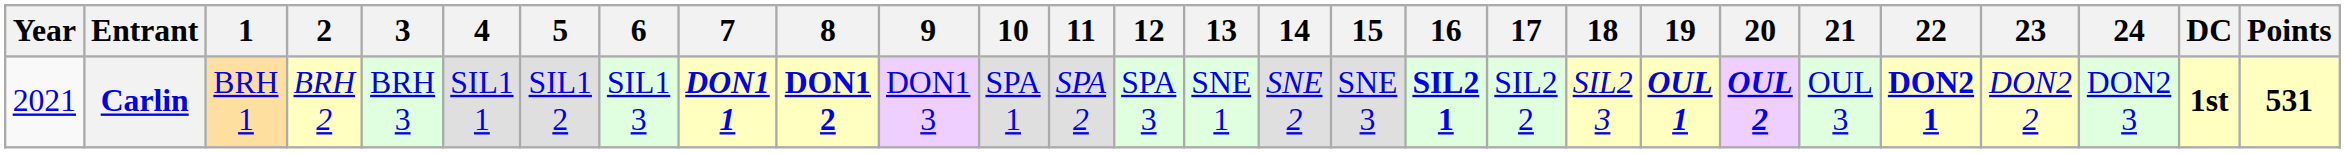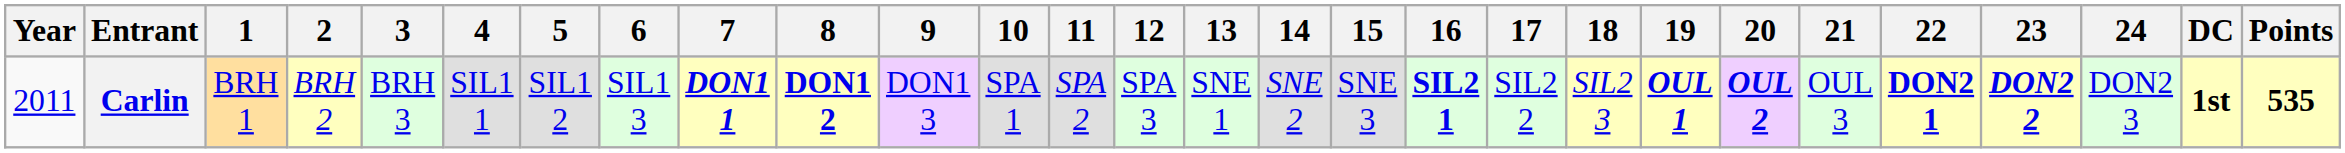(44, 101) 2021 -> (44, 101) 2011
(2030, 101) normal -> (2031, 101) bold
(2289, 101) 531 -> (2291, 101) 535
